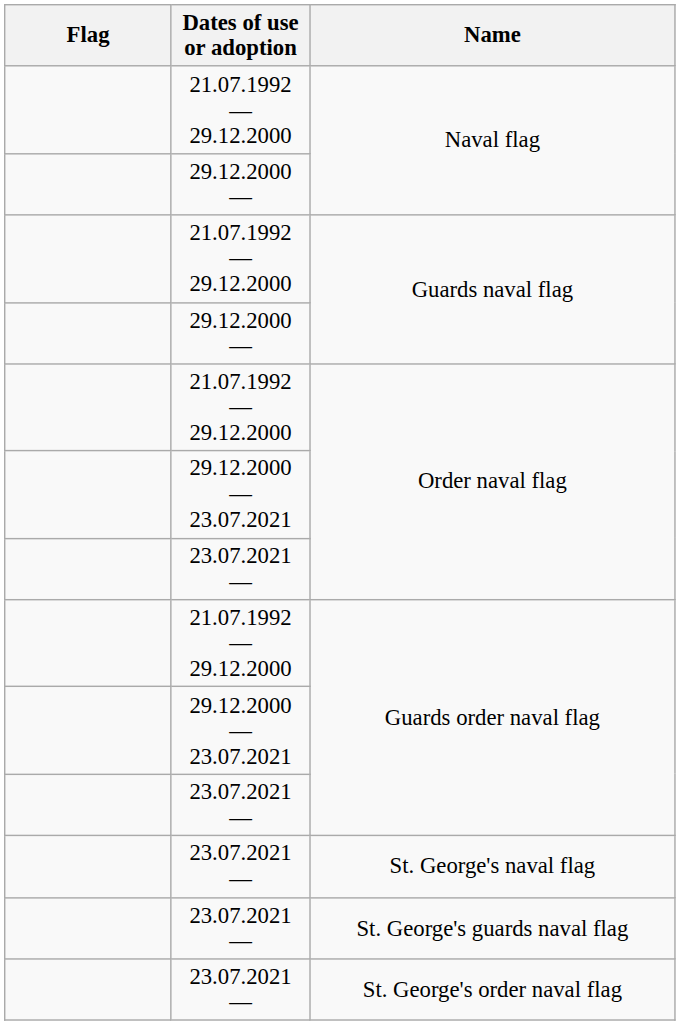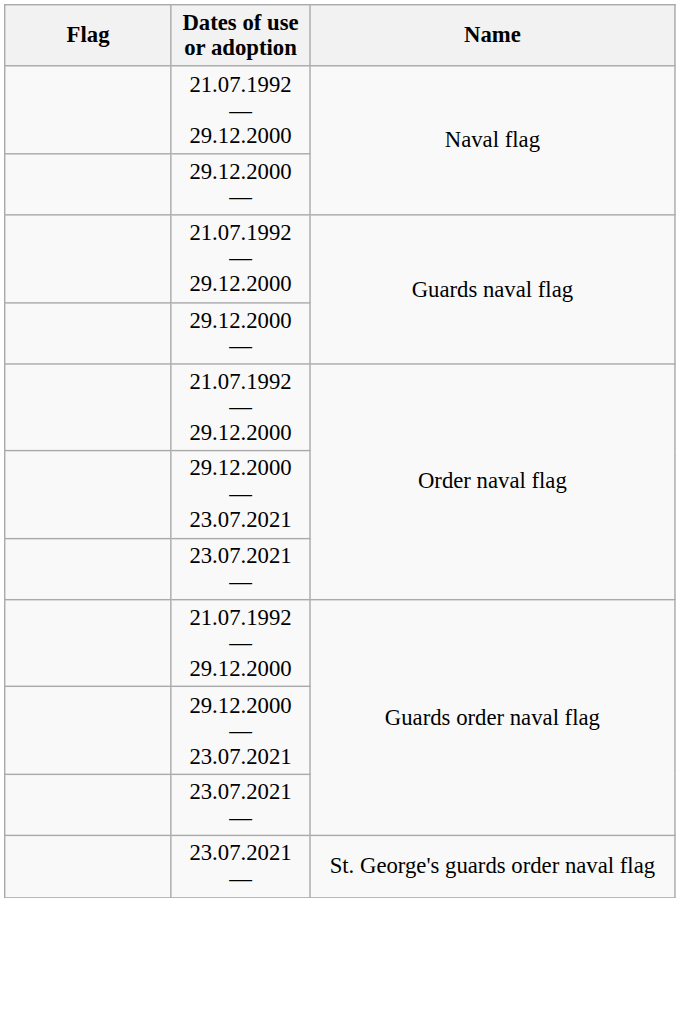- row: (241, 866)
- row: (241, 927)
- row: (241, 989)
+ row: (241, 866)
